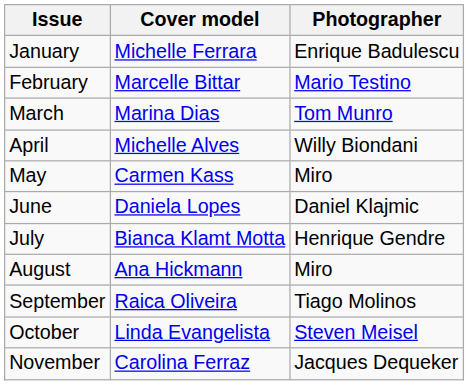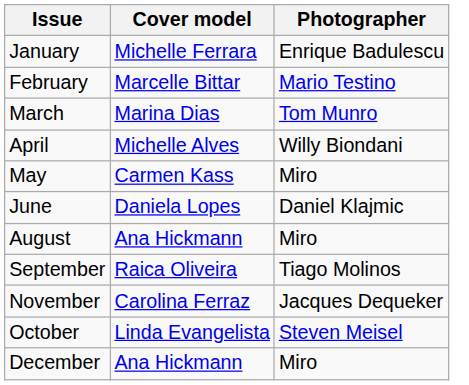- row: (27, 238)
rows swapped: (44, 332) <-> (55, 363)
+ row: (55, 363)
